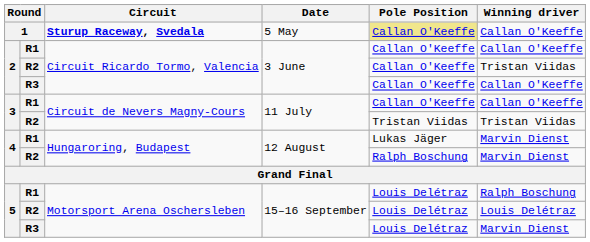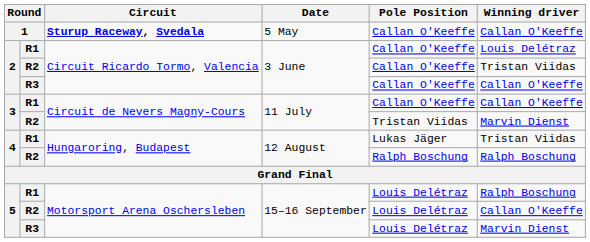(424, 31) khaki background -> (424, 31) no background
(532, 49) Callan O'Keeffe -> (528, 49) Louis Delétraz
(528, 121) Tristan Viidas -> (525, 121) Marvin Dienst
(525, 139) Marvin Dienst -> (528, 139) Tristan Viidas
(525, 157) Marvin Dienst -> (528, 157) Ralph Boschung
(528, 211) Louis Delétraz -> (532, 211) Callan O'Keeffe
